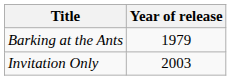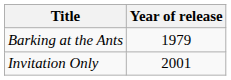(176, 63) 2003 -> (176, 63) 2001
